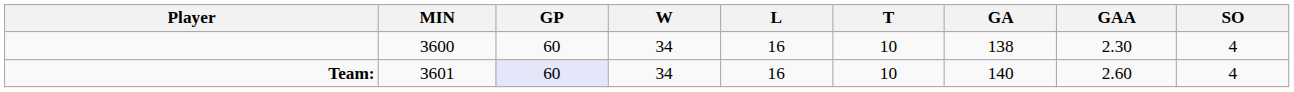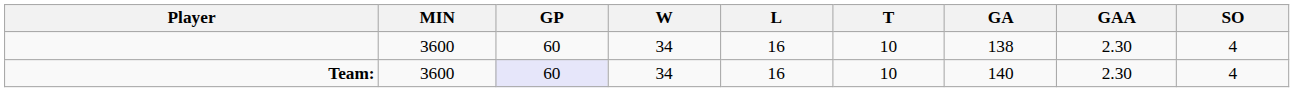(437, 73) 3601 -> (437, 73) 3600
(1117, 73) 2.60 -> (1117, 73) 2.30
